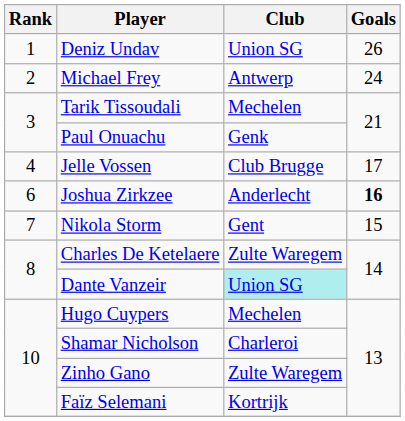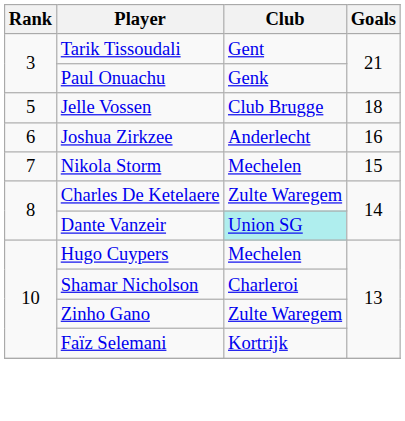- row: (110, 48)
- row: (110, 78)
(265, 107) Mechelen -> (246, 48) Gent
(31, 166) 4 -> (31, 107) 5
(373, 166) 17 -> (373, 107) 18
(373, 195) bold -> (373, 136) normal
(246, 225) Gent -> (265, 166) Mechelen
